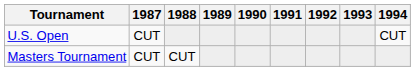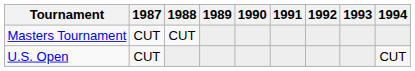rows swapped: (67, 56) <-> (38, 36)
